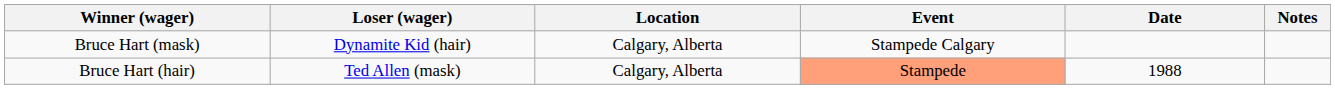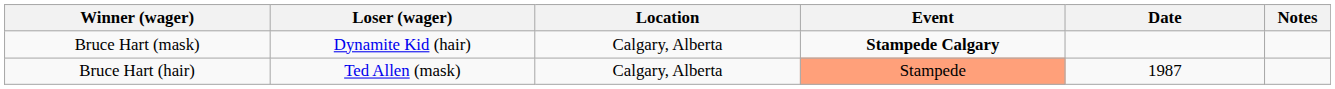(933, 44) normal -> (933, 44) bold
(1165, 71) 1988 -> (1165, 71) 1987
